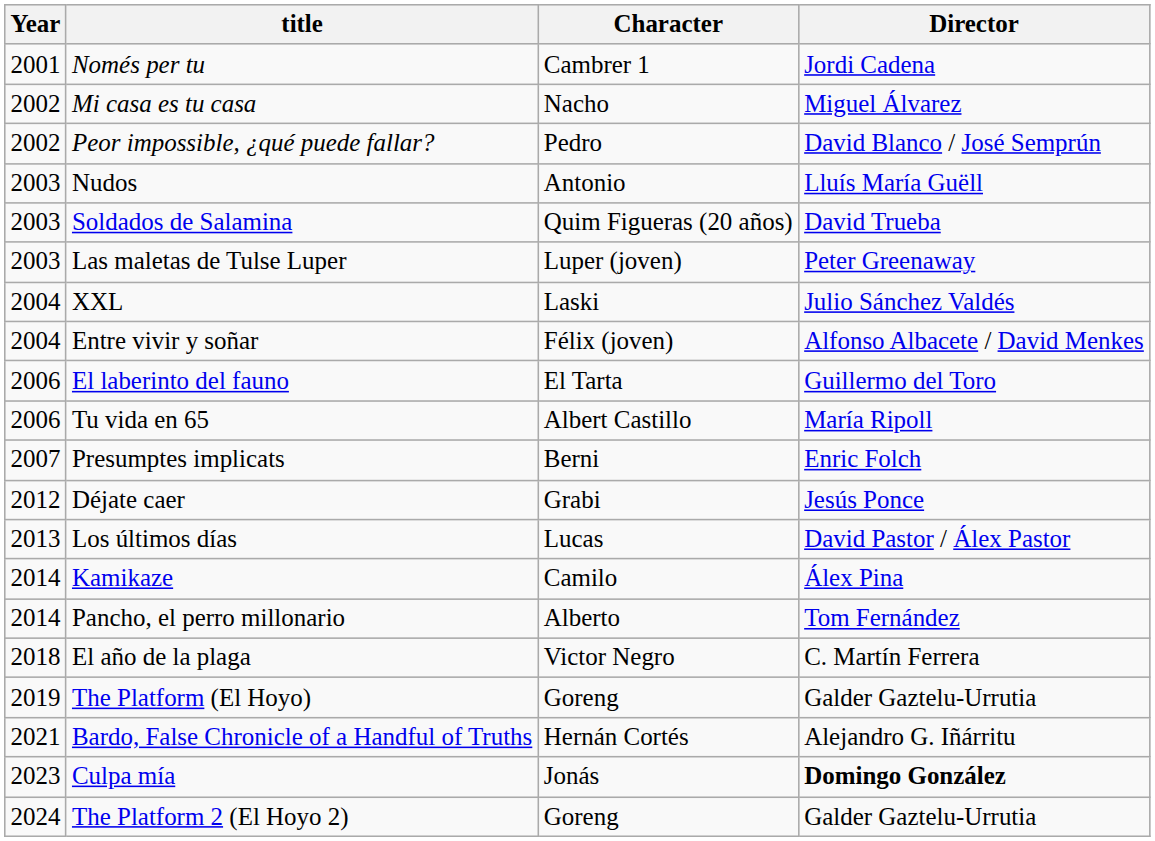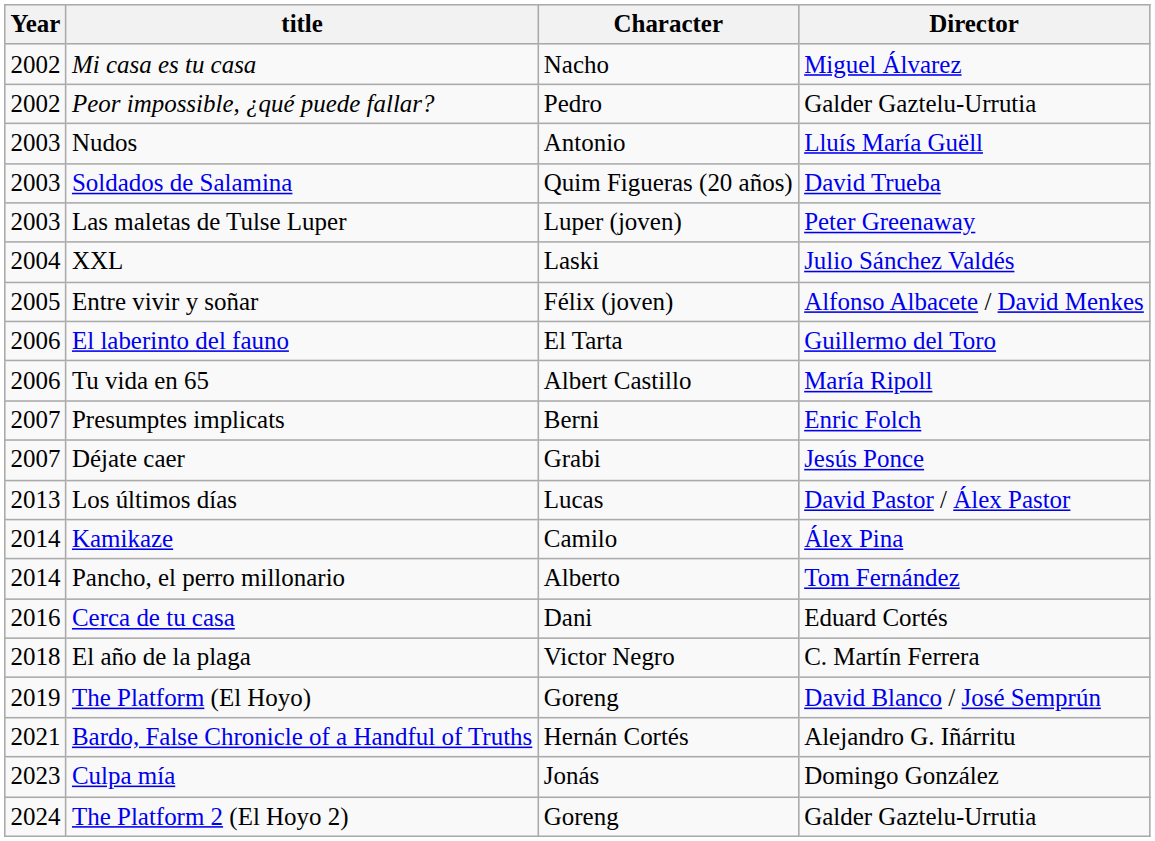- row: (139, 63)
(953, 143) David Blanco / José Semprún -> (920, 103) Galder Gaztelu-Urrutia
(35, 340) 2004 -> (35, 301) 2005
(35, 499) 2012 -> (35, 459) 2007
+ row: (153, 618)
(920, 697) Galder Gaztelu-Urrutia -> (953, 697) David Blanco / José Semprún
(905, 776) bold -> (902, 776) normal
